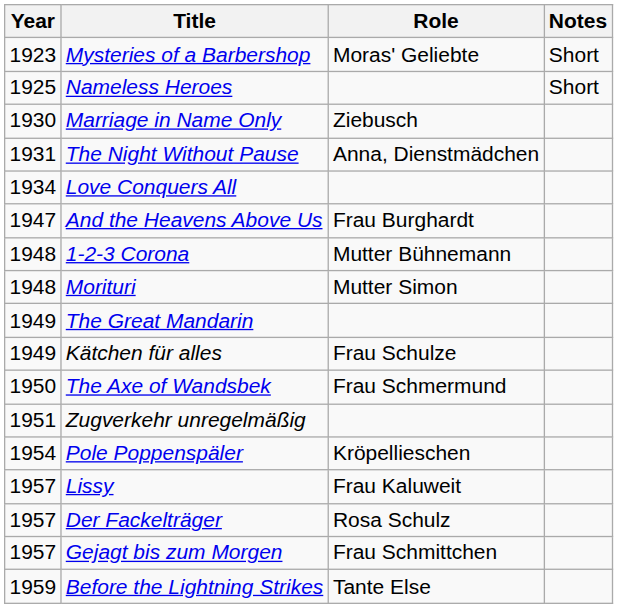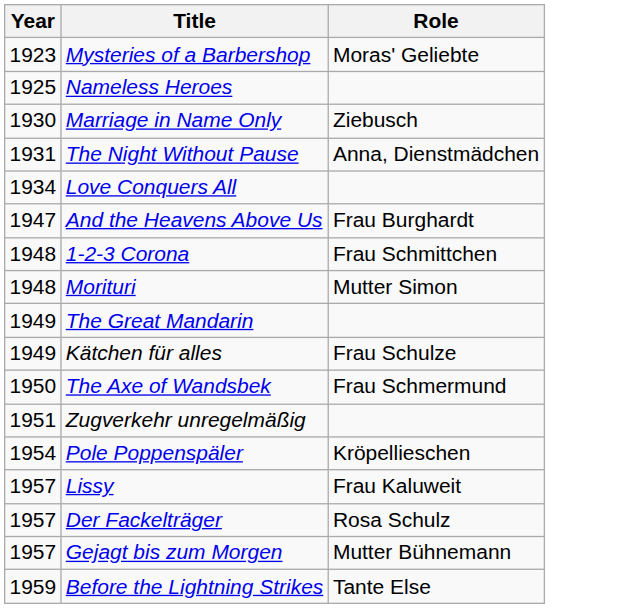- column: (578, 21)
(422, 253) Mutter Bühnemann -> (415, 253) Frau Schmittchen
(415, 552) Frau Schmittchen -> (422, 552) Mutter Bühnemann
